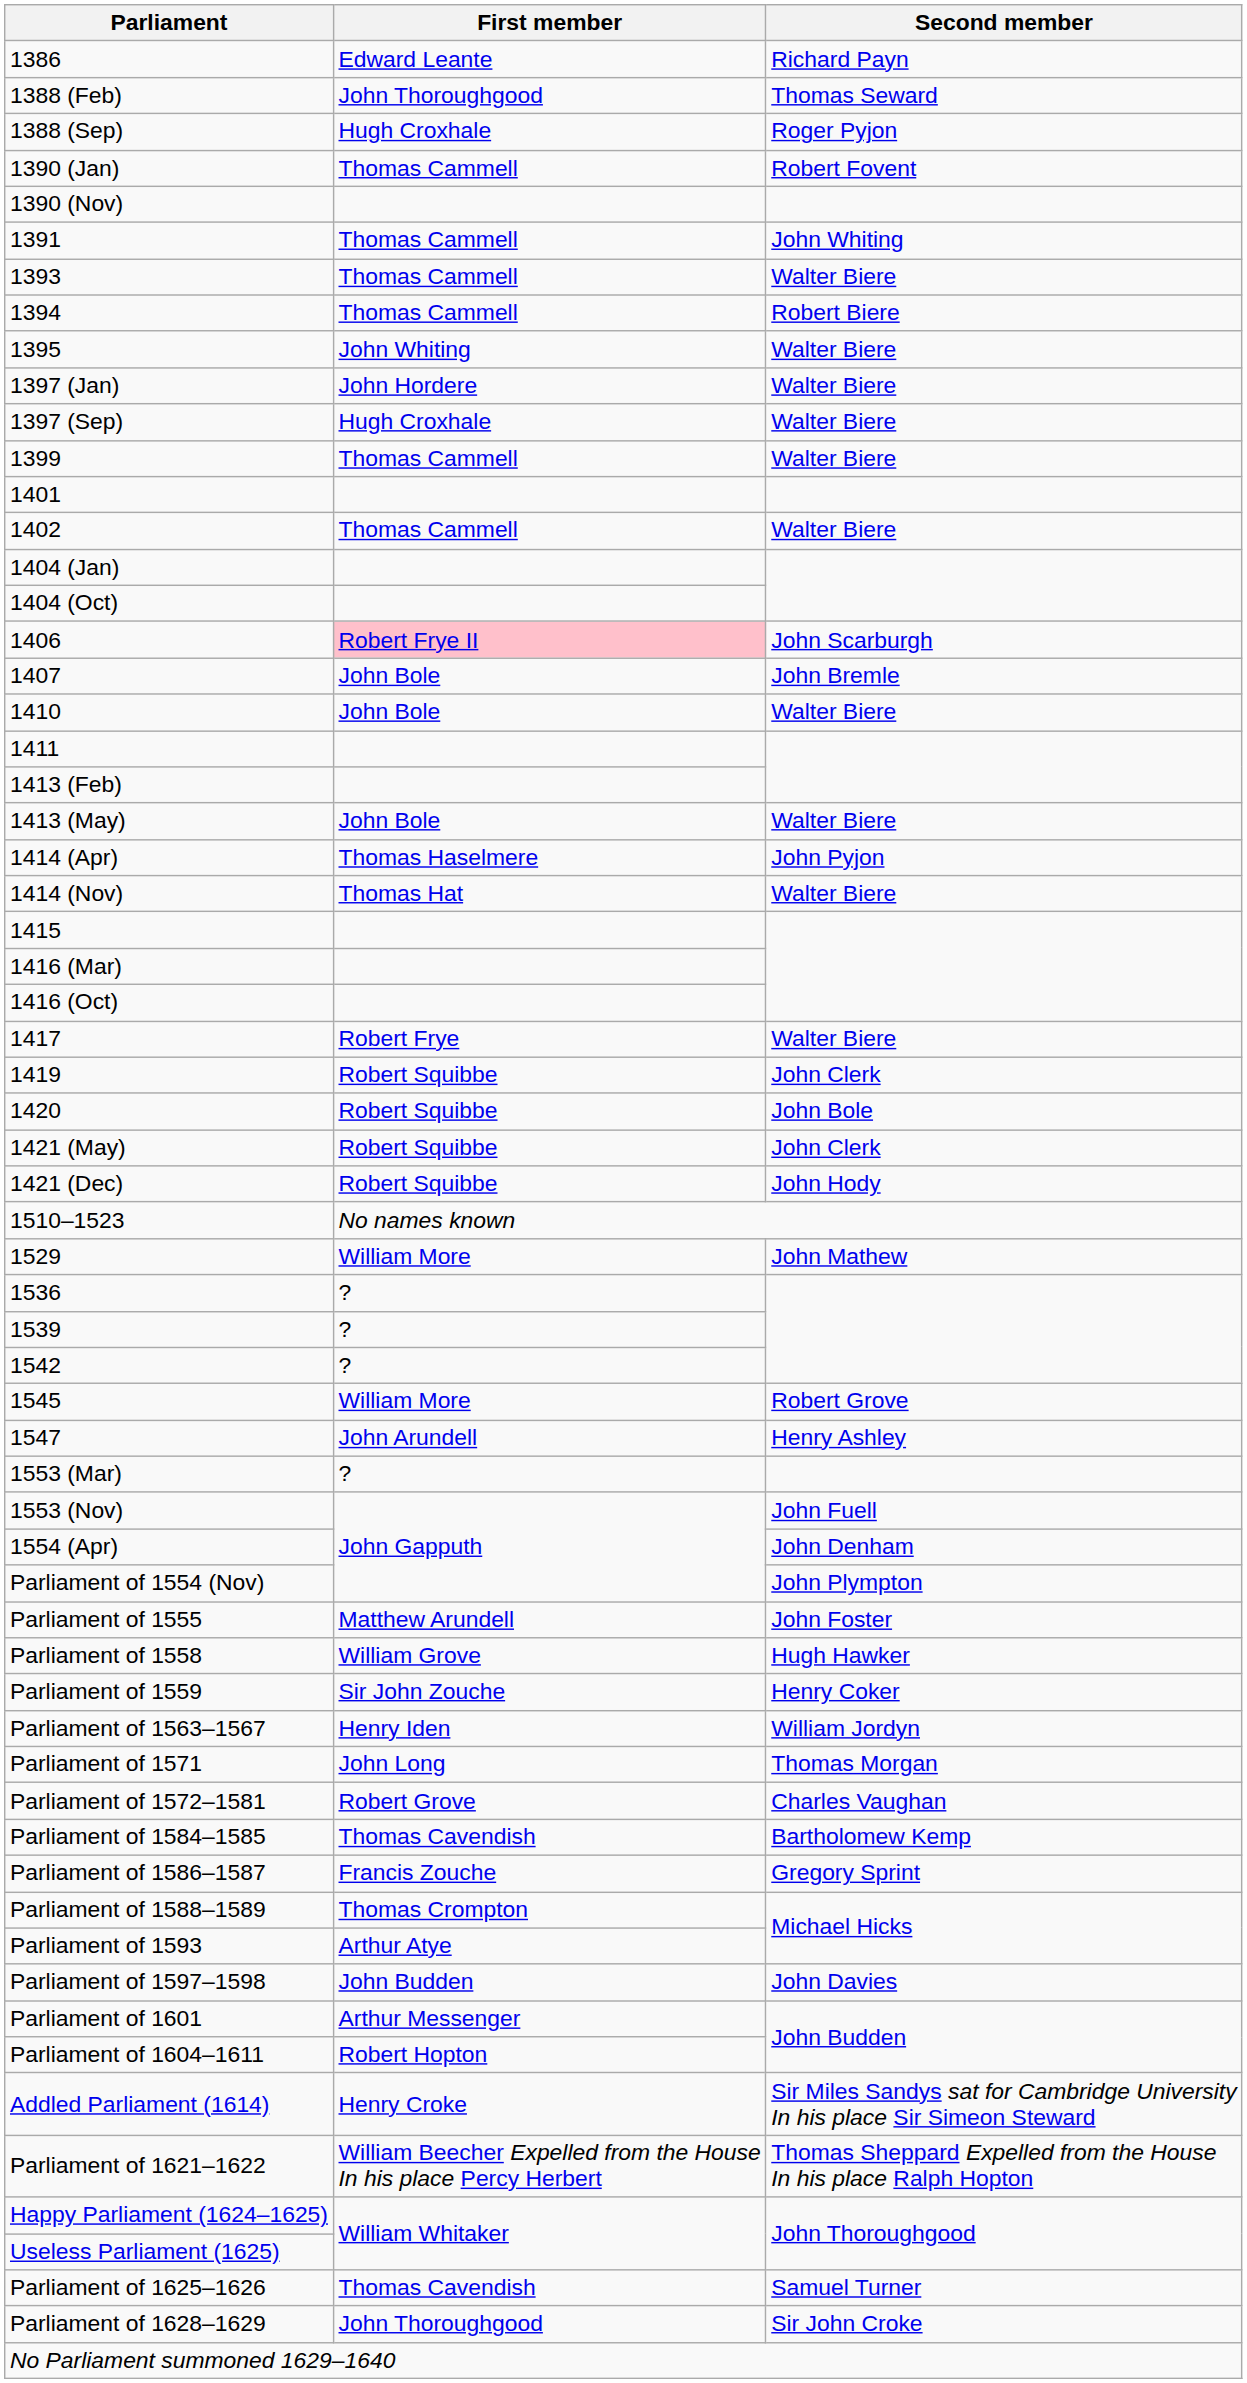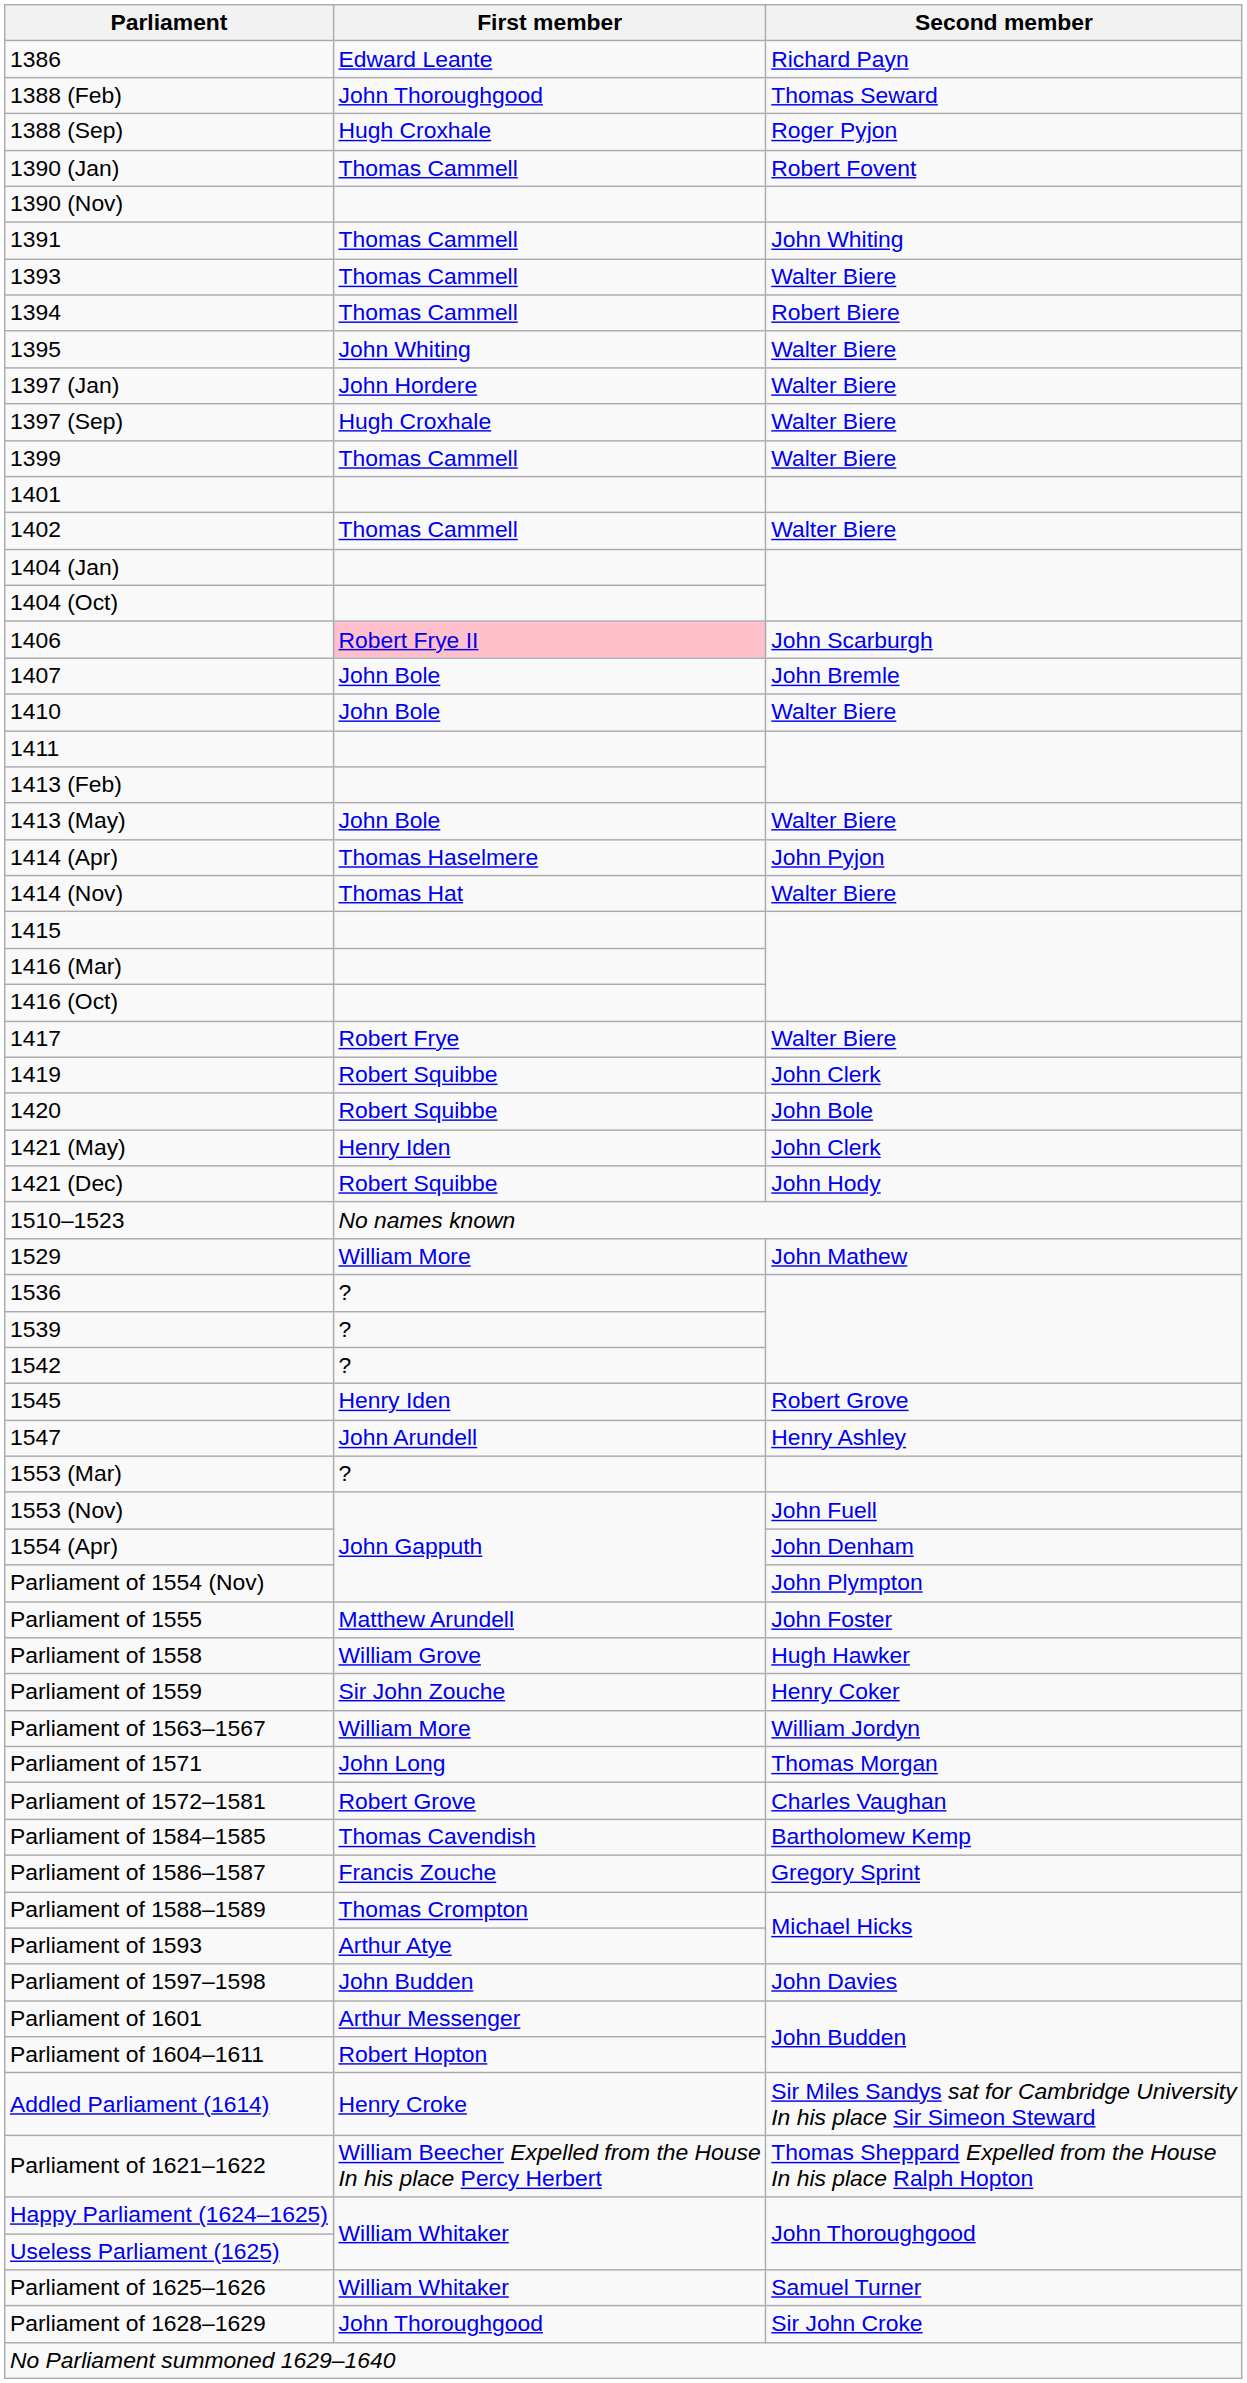(418, 1147) Robert Squibbe -> (394, 1147) Henry Iden
(405, 1401) William More -> (394, 1401) Henry Iden
(394, 1728) Henry Iden -> (405, 1728) William More
(437, 2287) Thomas Cavendish -> (424, 2287) William Whitaker
